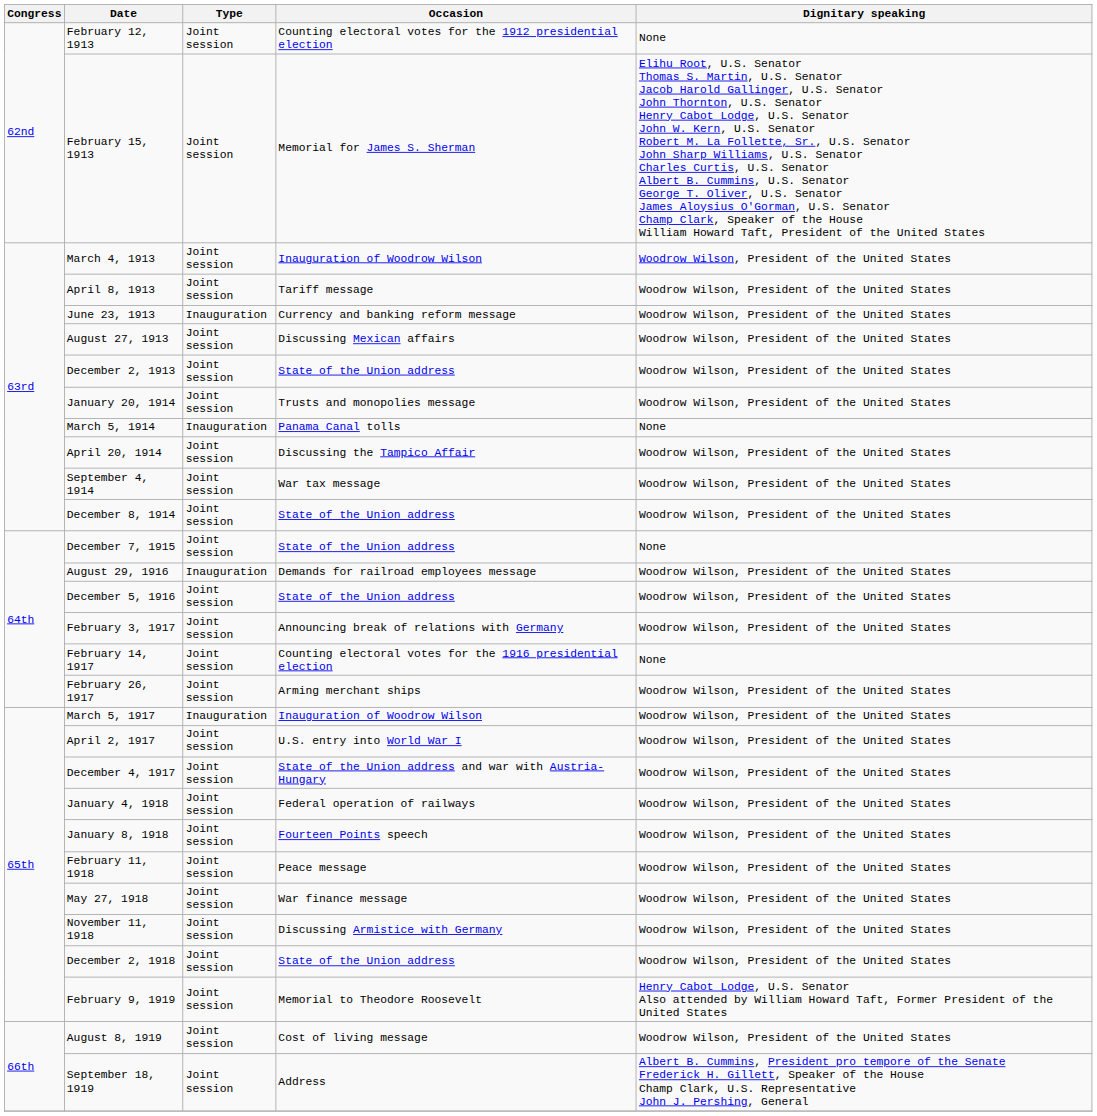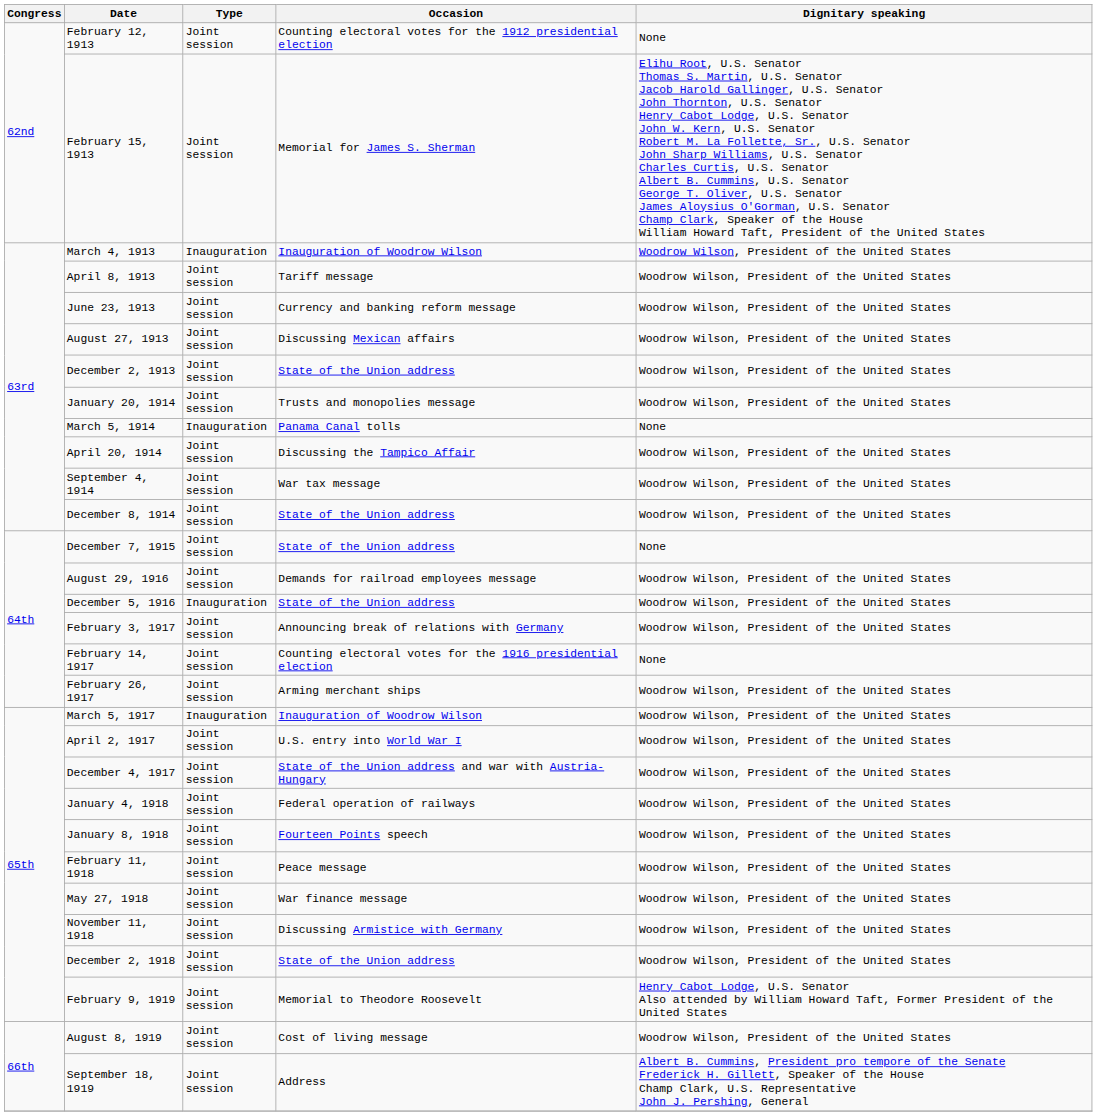(209, 258) Joint session -> (226, 252) Inauguration
(226, 315) Inauguration -> (209, 308) Joint session
(226, 572) Inauguration -> (209, 578) Joint session
(209, 597) Joint session -> (226, 603) Inauguration
